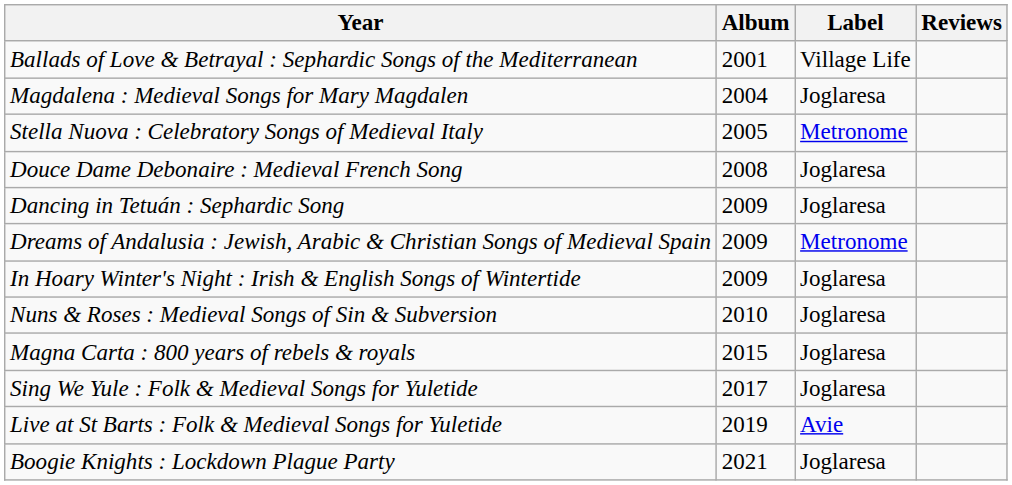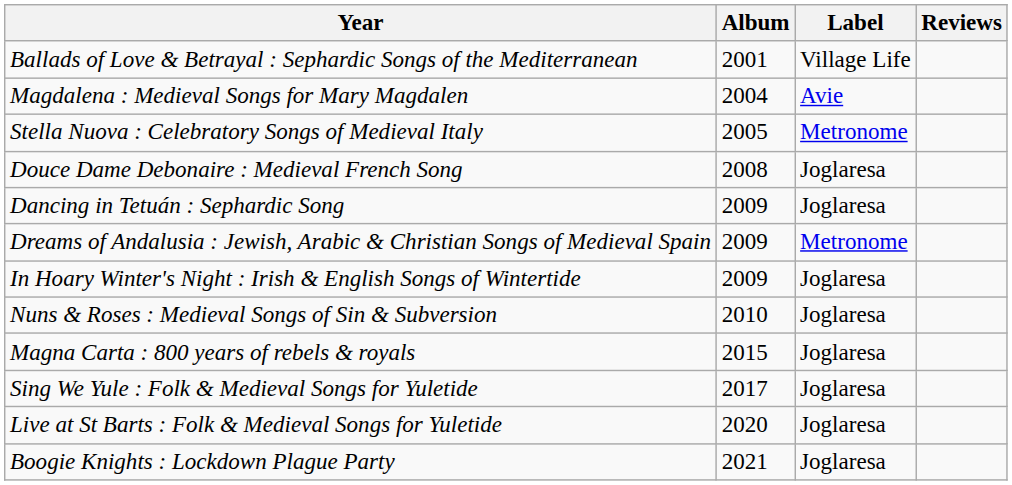(843, 95) Joglaresa -> (822, 95) Avie
(745, 424) 2019 -> (745, 424) 2020
(822, 424) Avie -> (843, 424) Joglaresa
